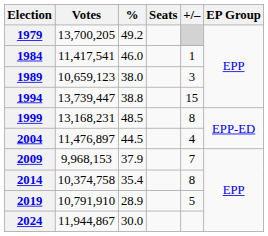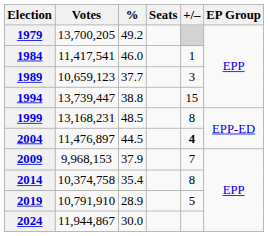(132, 76) 38.0 -> (132, 76) 37.7
(192, 138) normal -> (192, 138) bold
